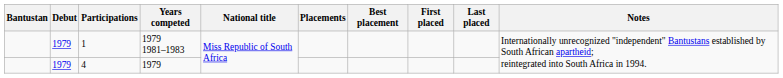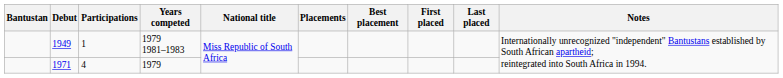(62, 44) 1979 -> (62, 44) 1949
(62, 65) 1979 -> (62, 65) 1971
